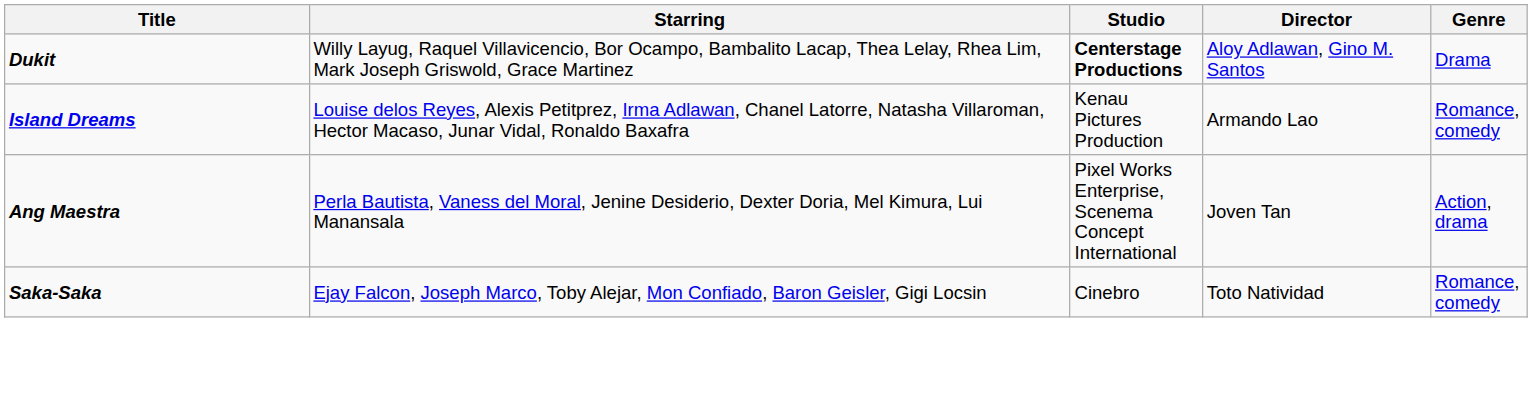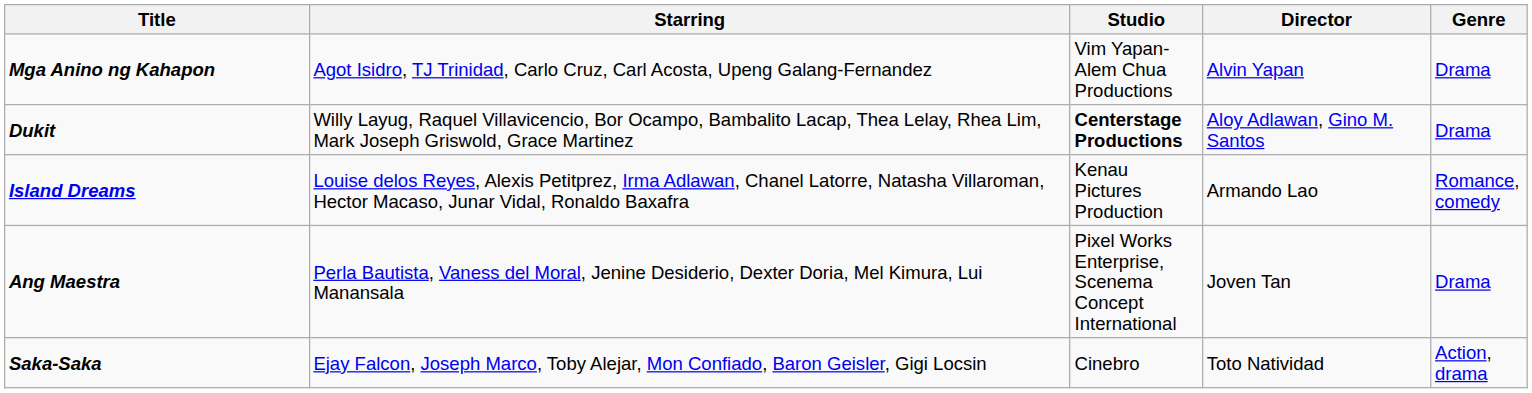+ row: (112, 70)
(1463, 211) Action, drama -> (1463, 282) Drama
(1477, 292) Romance, comedy -> (1463, 363) Action, drama
